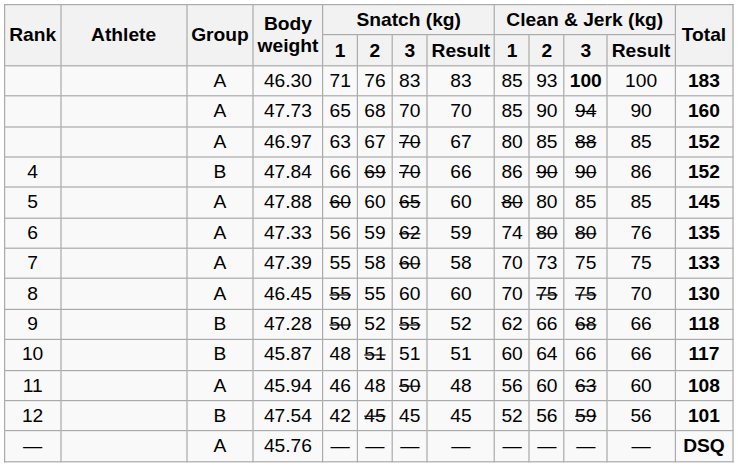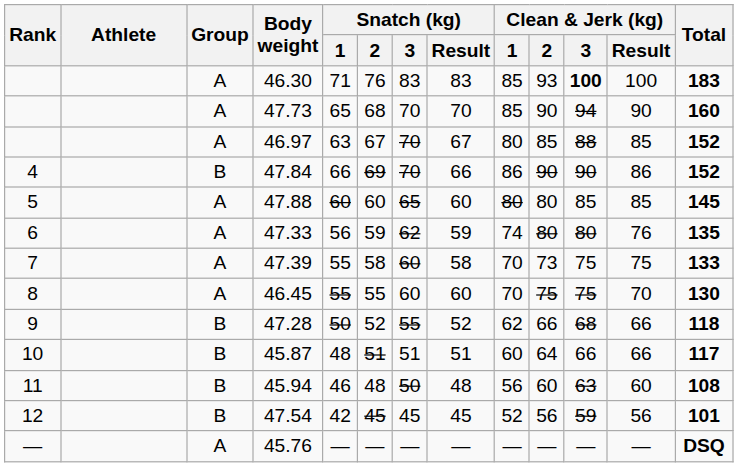(220, 385) A -> (220, 385) B
